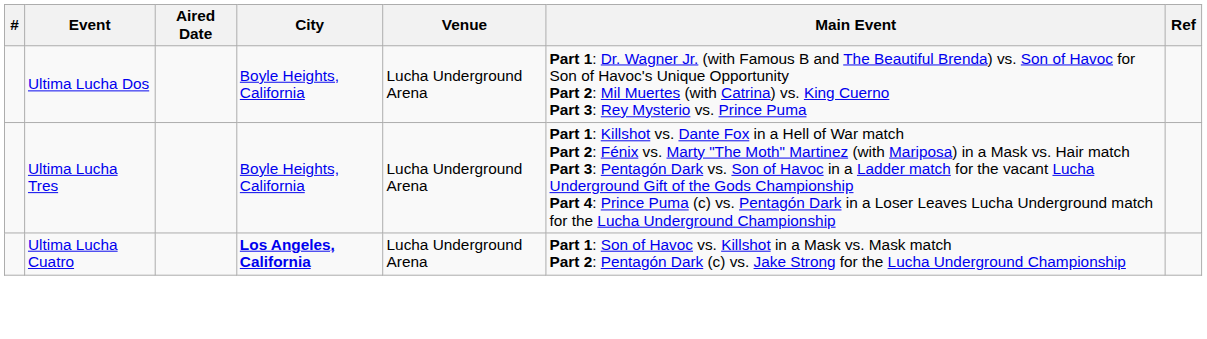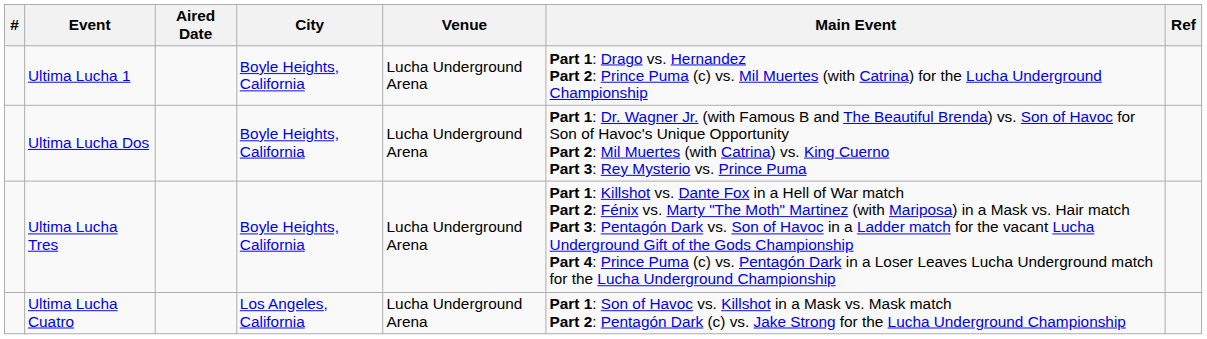+ row: (79, 75)
(287, 253) bold -> (284, 312) normal
